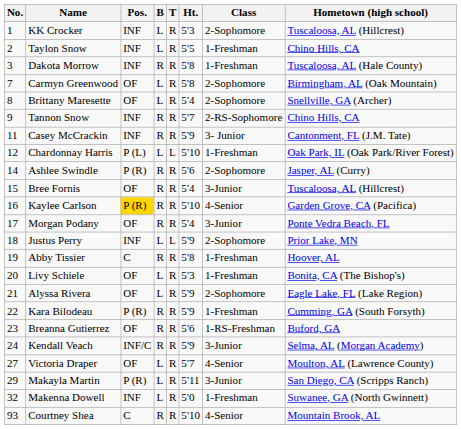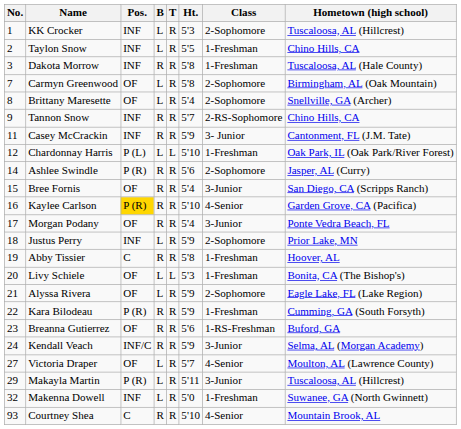(346, 188) Tuscaloosa, AL (Hillcrest) -> (358, 188) San Diego, CA (Scripps Ranch)
(172, 240) L -> (173, 240) R
(173, 275) R -> (172, 275) L
(358, 380) San Diego, CA (Scripps Ranch) -> (346, 380) Tuscaloosa, AL (Hillcrest)
